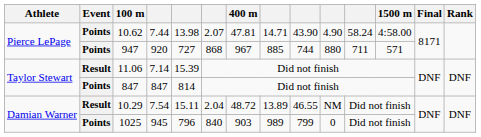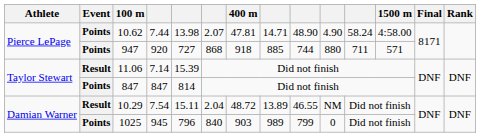(305, 32) 43.90 -> (305, 32) 48.90
(243, 50) 967 -> (243, 50) 918
